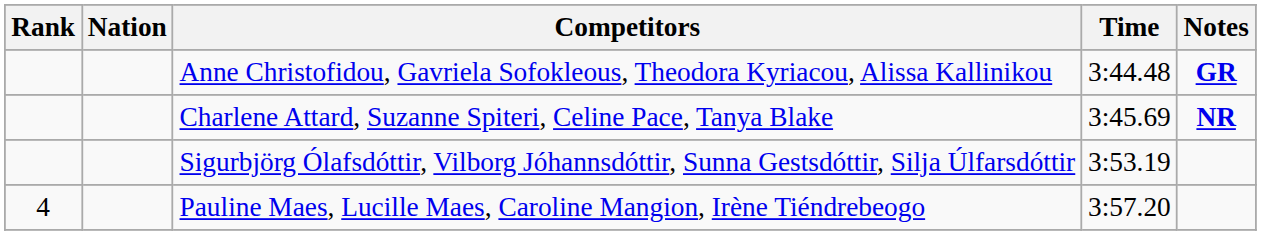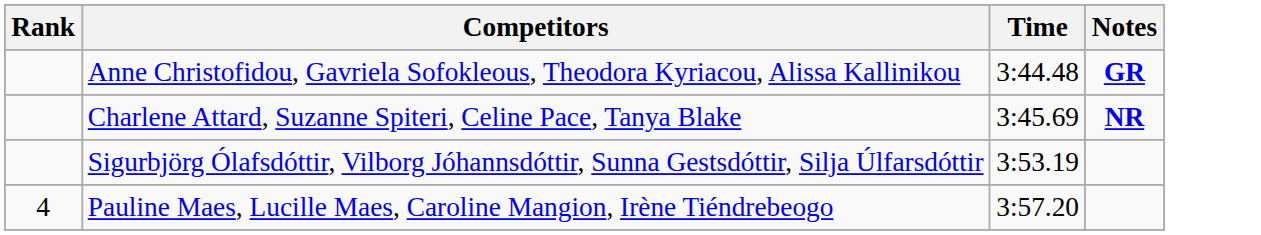- column: (127, 27)
